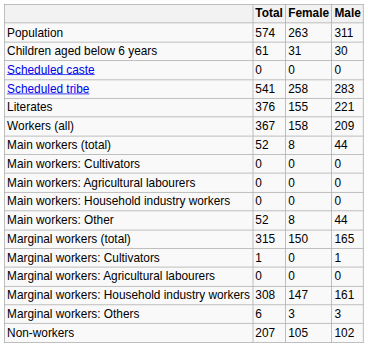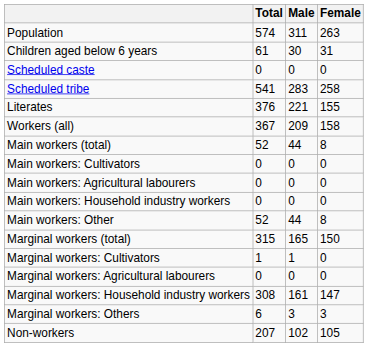columns swapped: (348, 13) <-> (309, 13)
